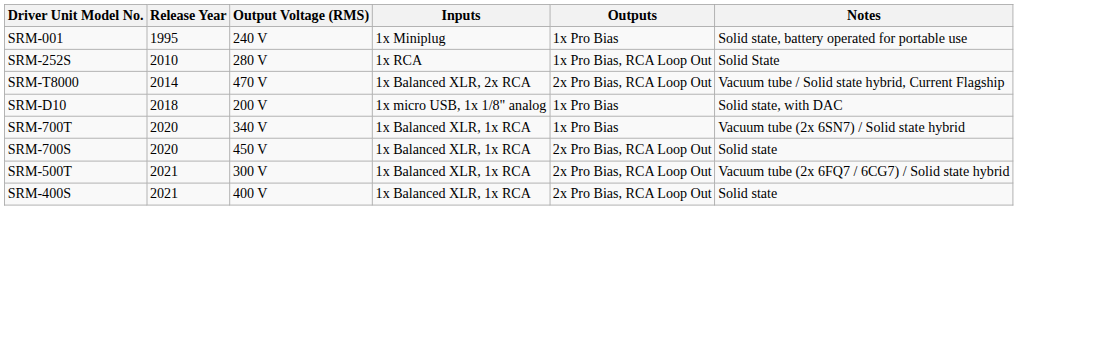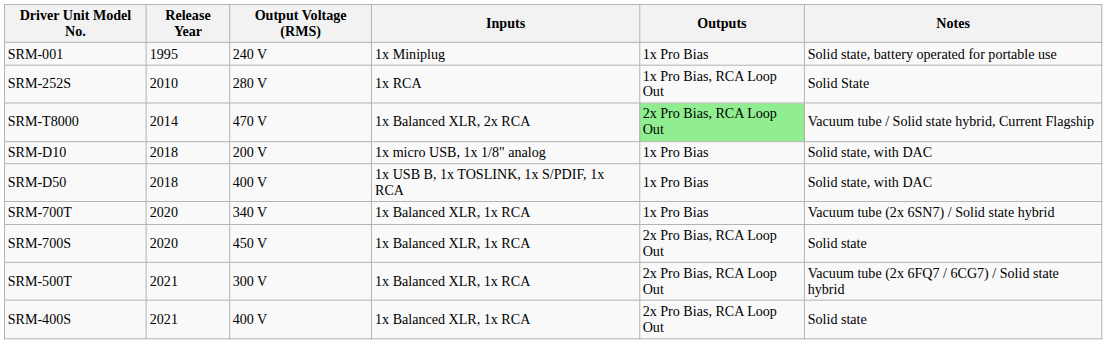(632, 82) no background -> (710, 122) lightgreen background
+ row: (37, 182)
